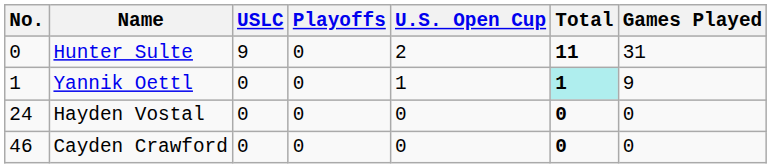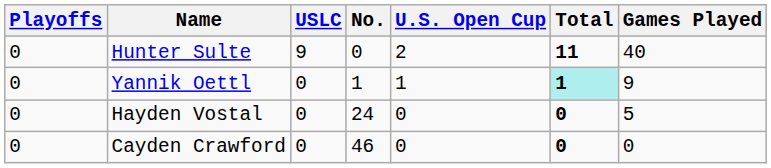columns swapped: (27, 21) <-> (339, 21)
(634, 52) 31 -> (634, 52) 40
(629, 115) 0 -> (629, 115) 5
